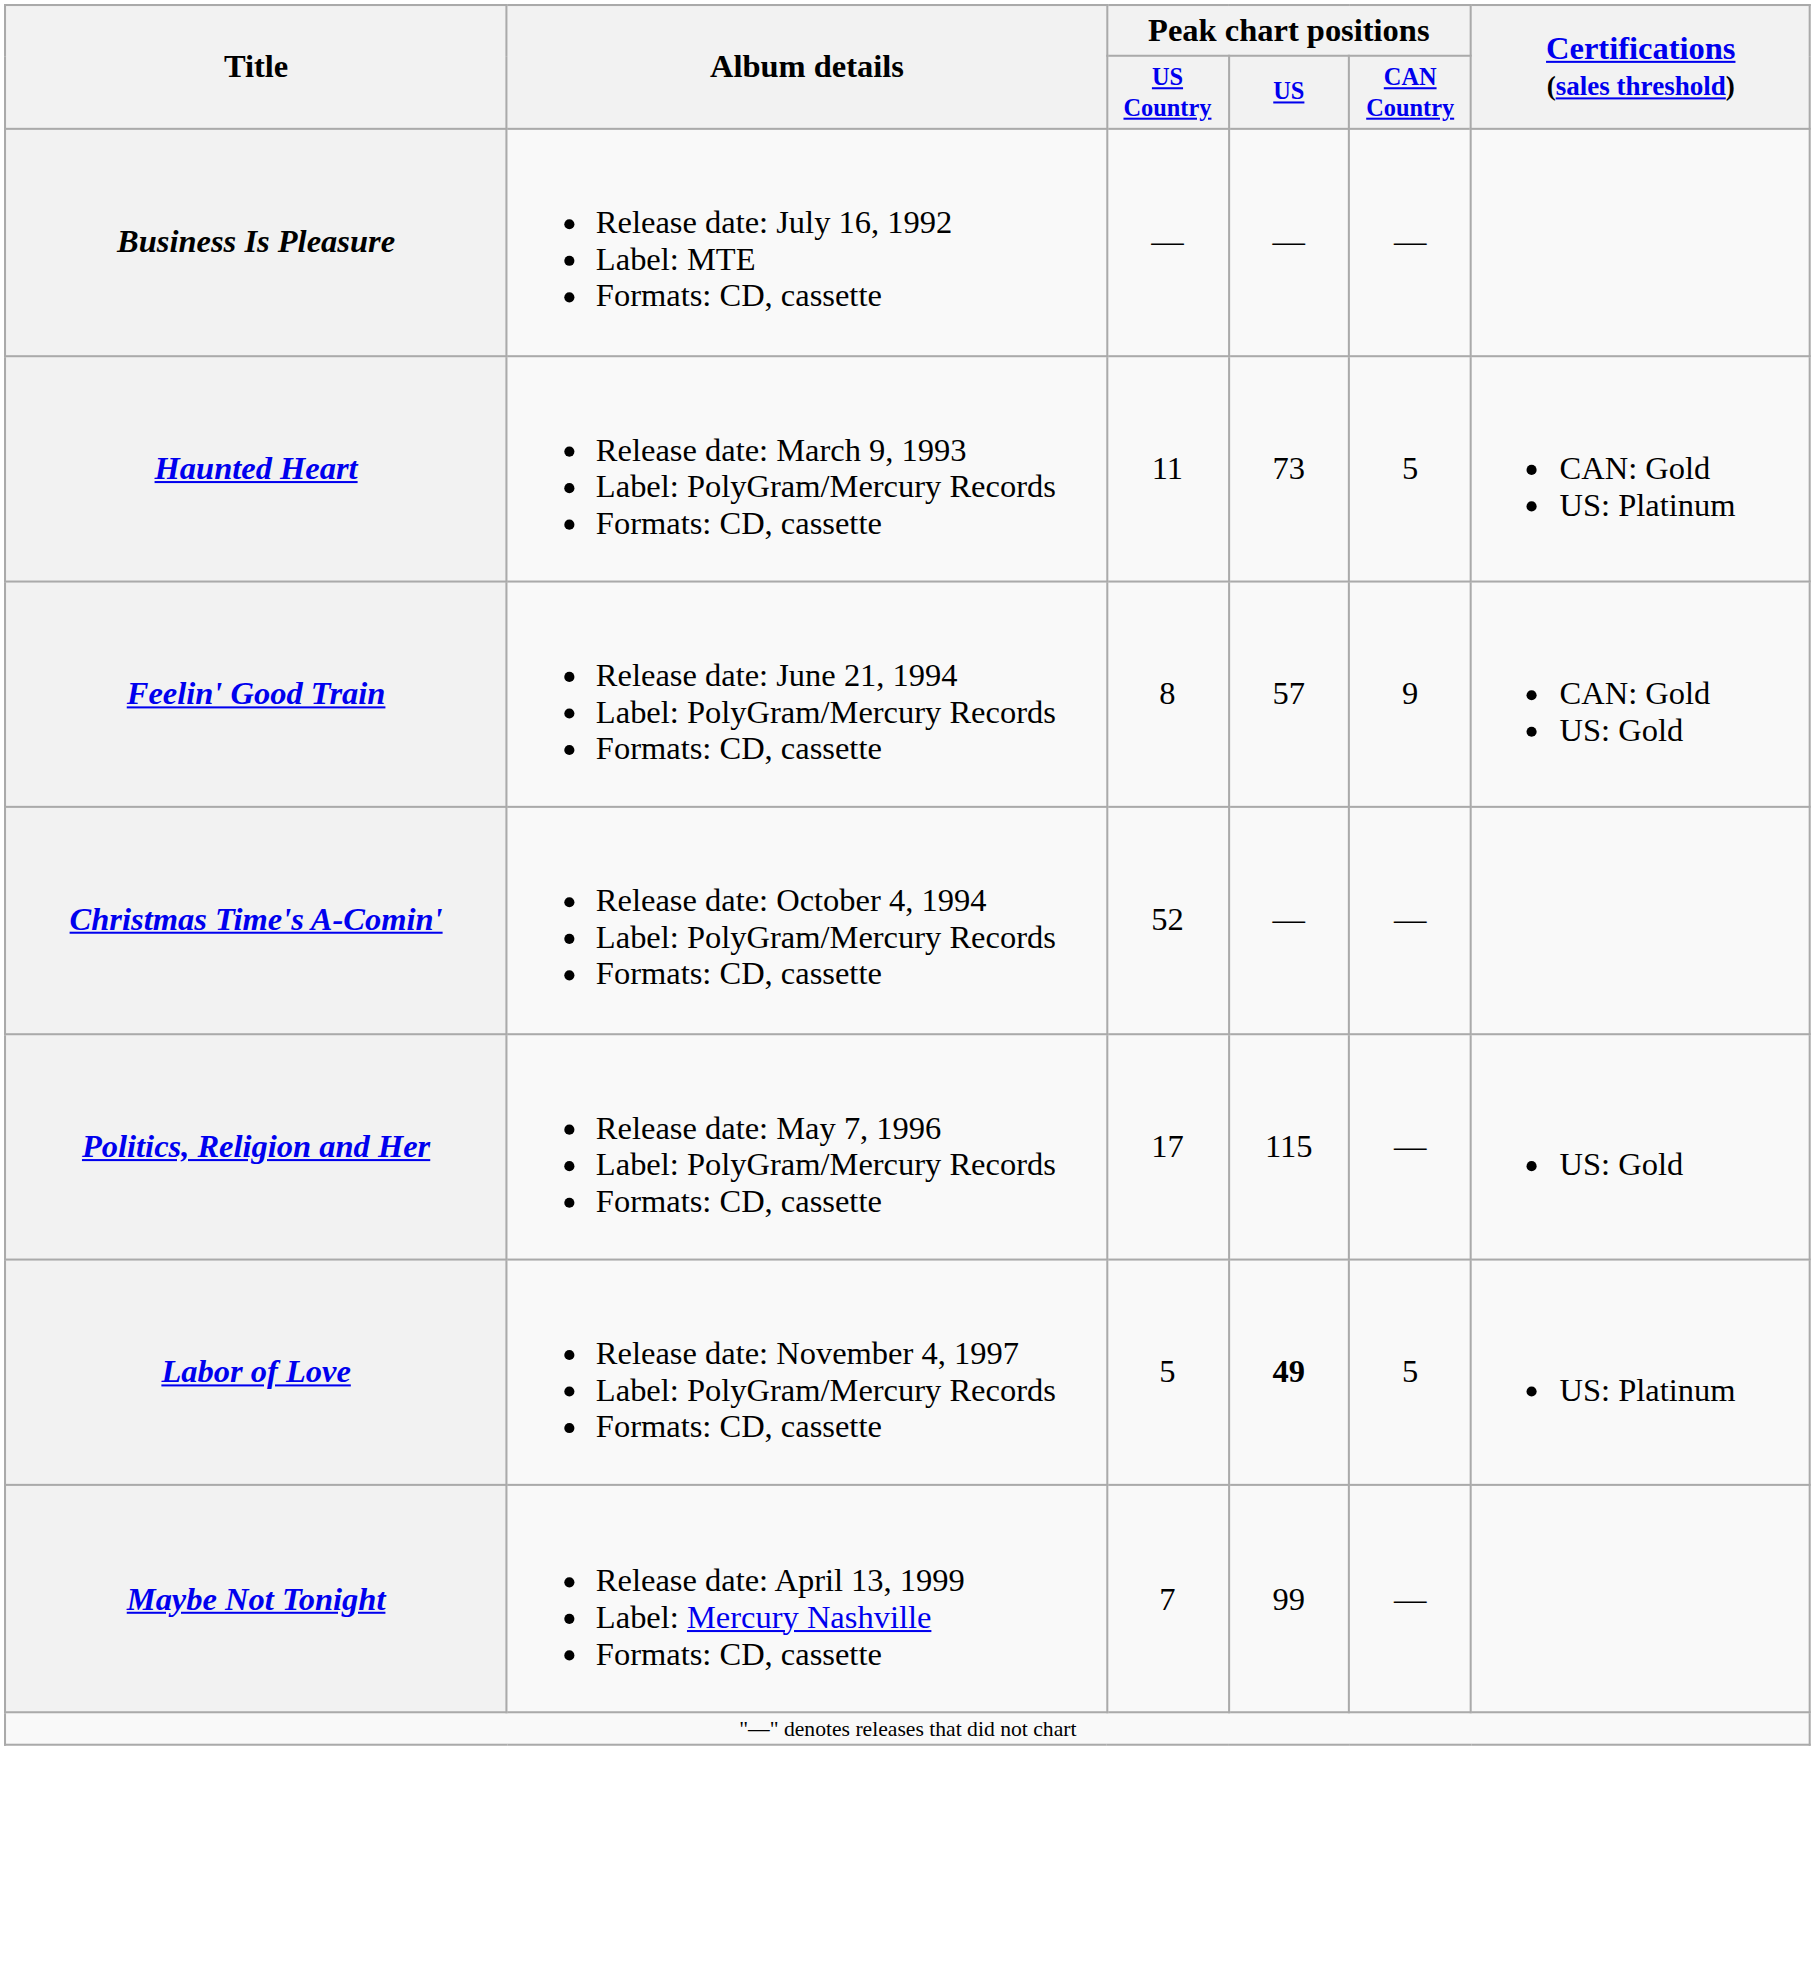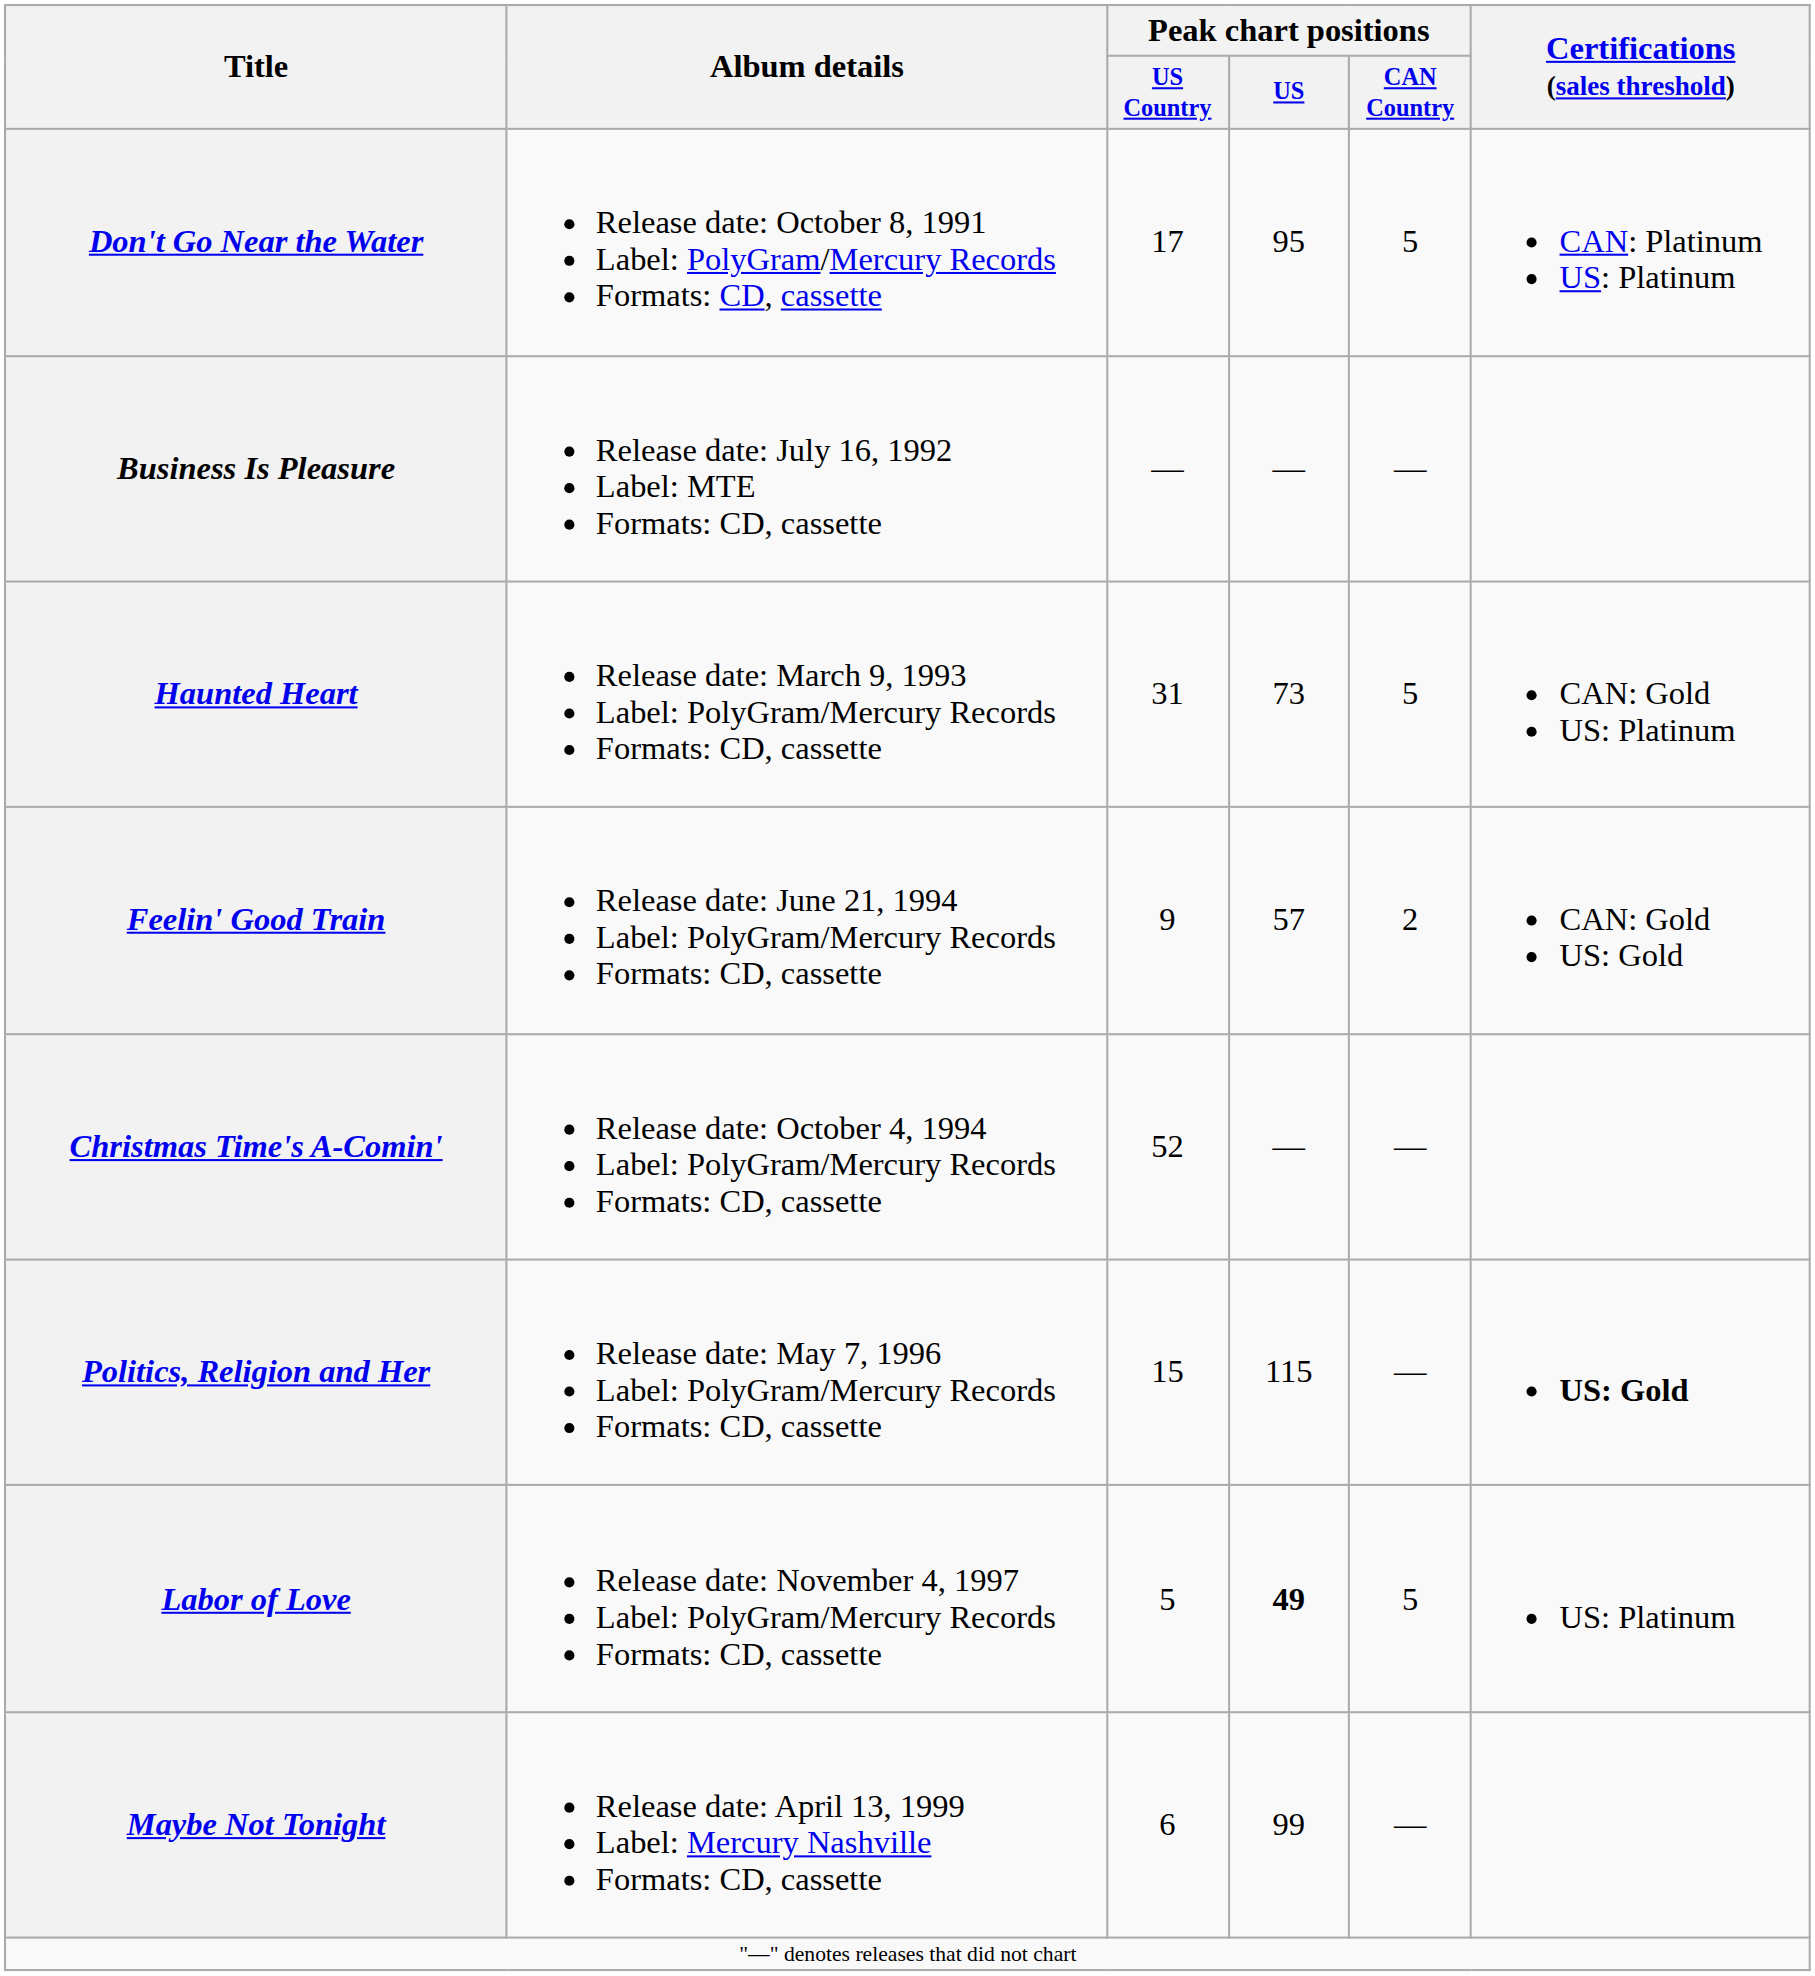+ row: (256, 241)
(1167, 467) 11 -> (1167, 693) 31
(1167, 693) 8 -> (1167, 919) 9
(1410, 693) 9 -> (1410, 919) 2
(1167, 1146) 17 -> (1167, 1372) 15
(1641, 1165) normal -> (1641, 1391) bold
(1167, 1598) 7 -> (1167, 1824) 6
